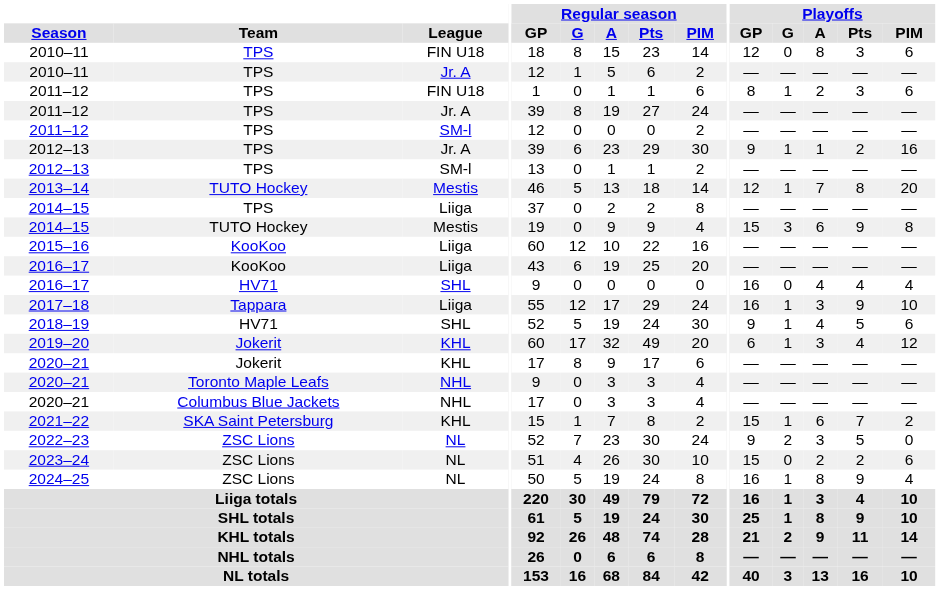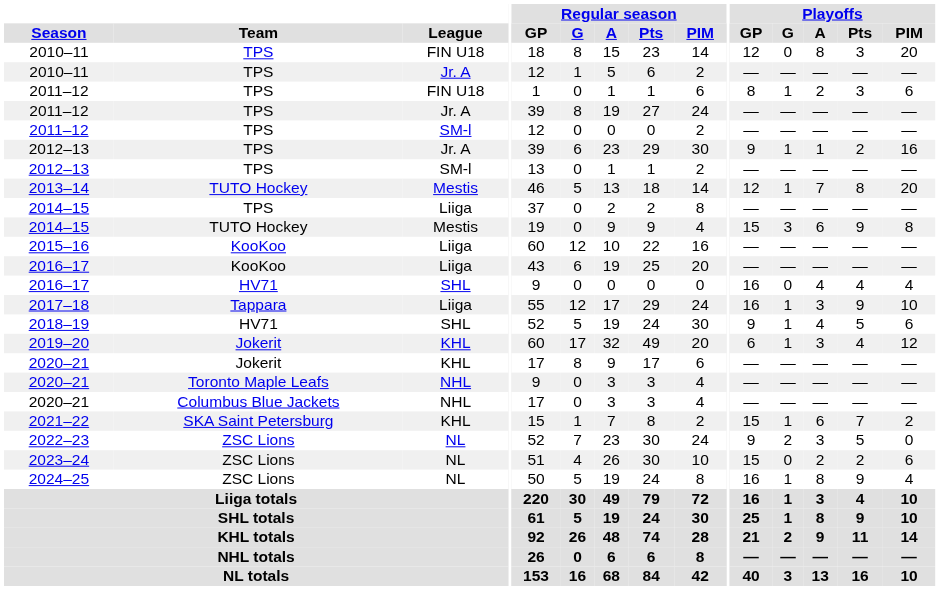(909, 52) 6 -> (909, 52) 20
